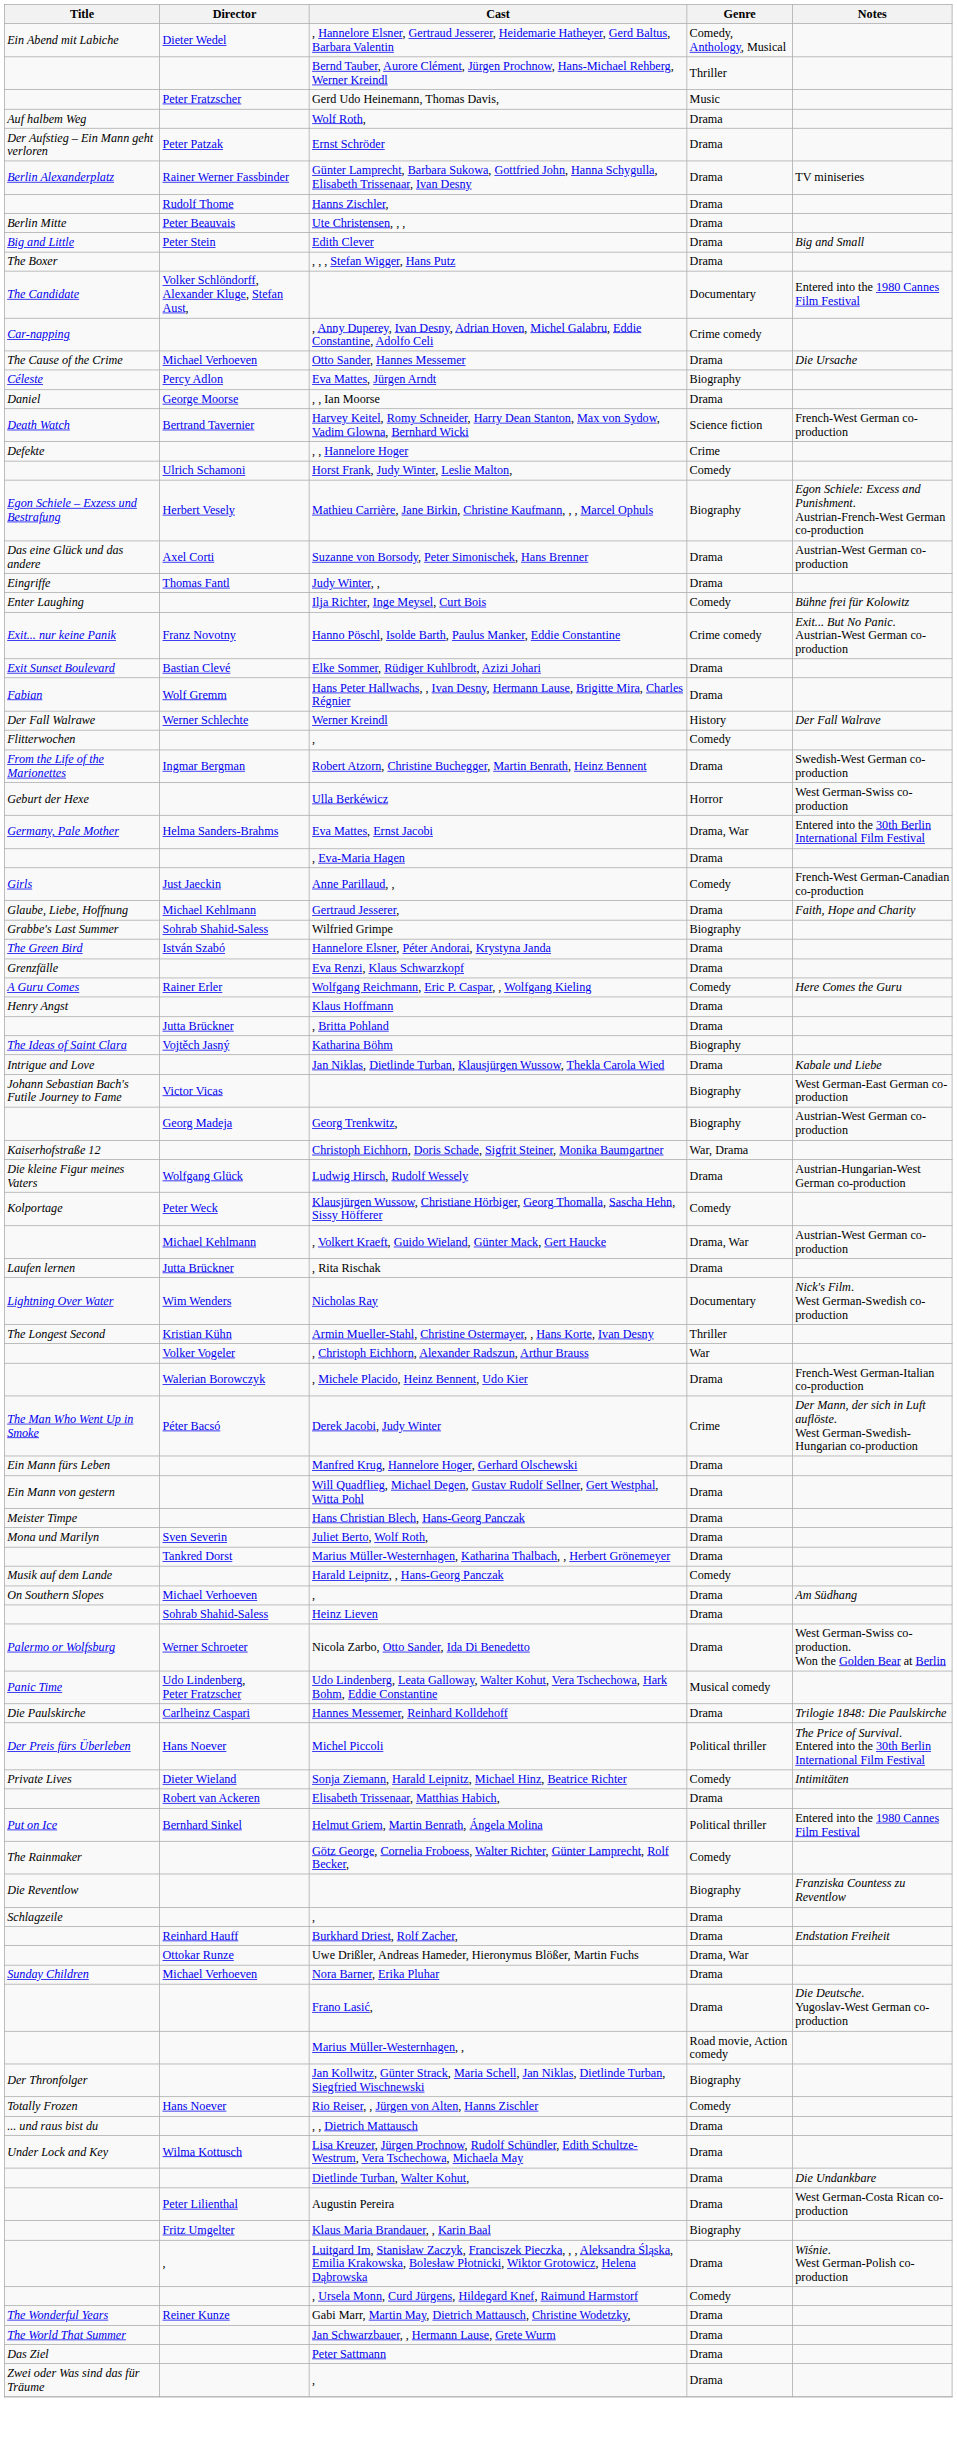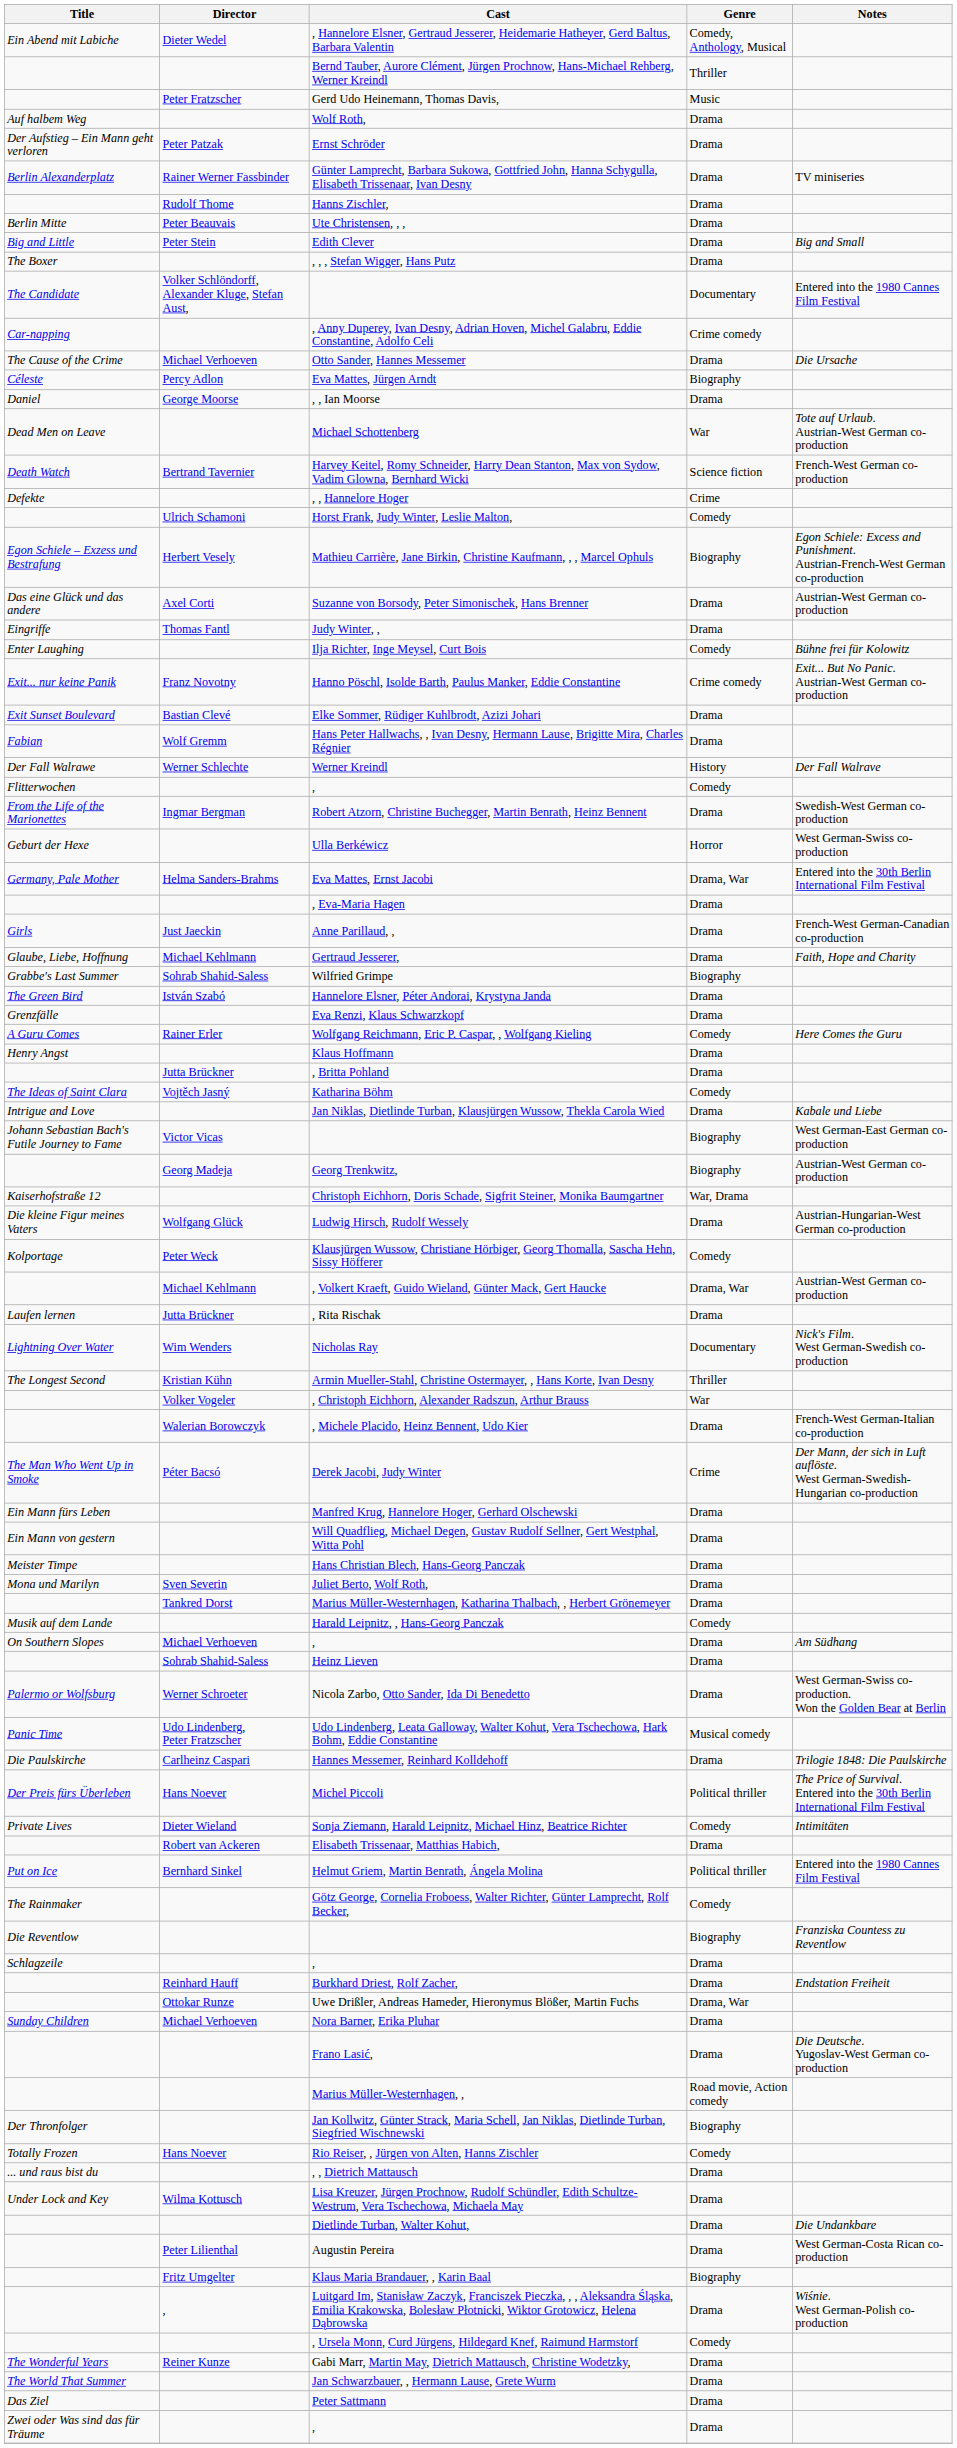+ row: (56, 432)
(710, 884) Comedy -> (706, 930) Drama
(715, 1045) Biography -> (710, 1092) Comedy
